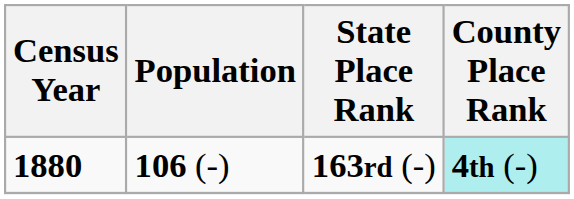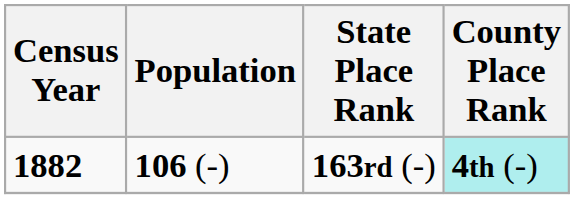(48, 164) 1880 -> (48, 164) 1882
